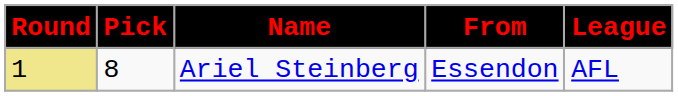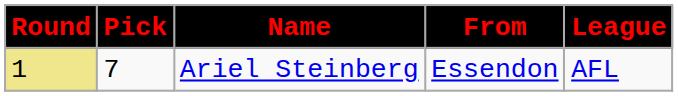(112, 70) 8 -> (112, 70) 7
